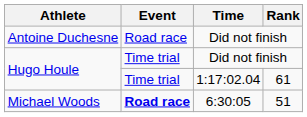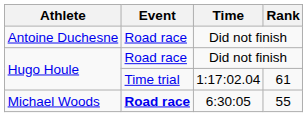(152, 58) Time trial -> (156, 58) Road race
(283, 101) 51 -> (283, 101) 55
